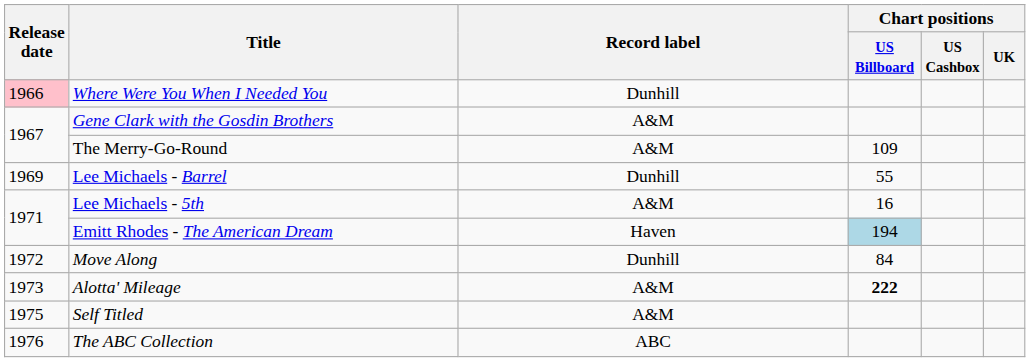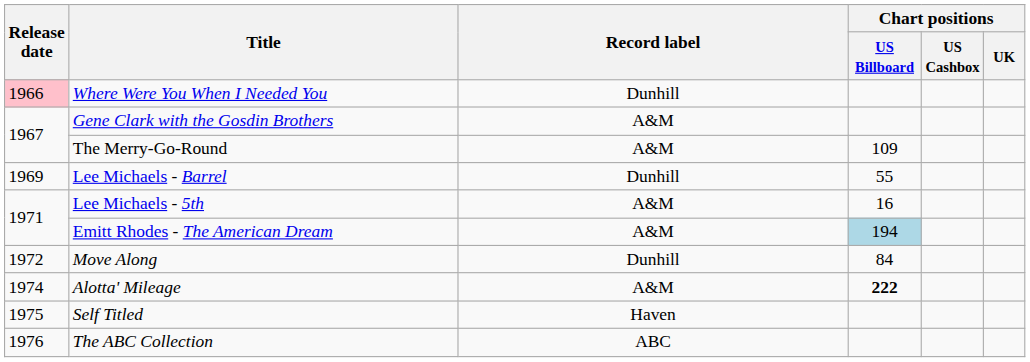(653, 231) Haven -> (653, 231) A&M
(26, 286) 1973 -> (26, 286) 1974
(653, 314) A&M -> (653, 314) Haven
